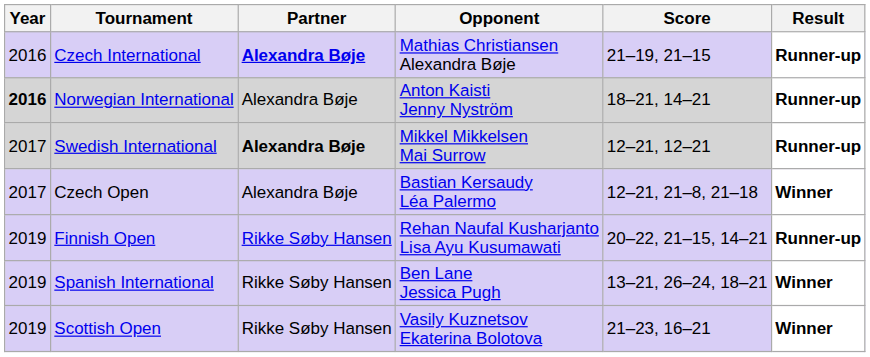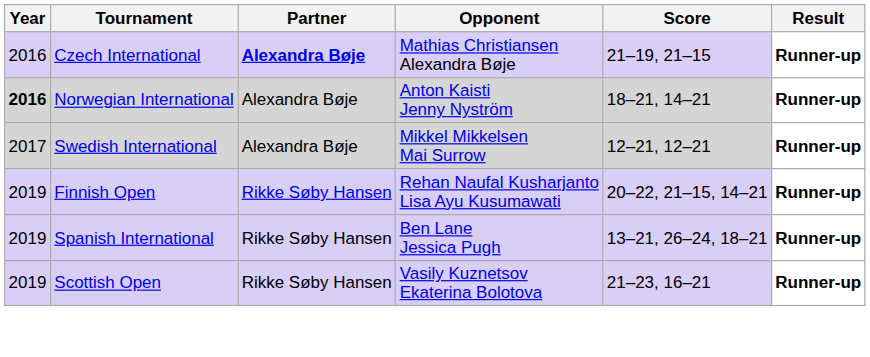(303, 146) bold -> (300, 146) normal
- row: (102, 192)
(804, 283) Winner -> (818, 238) Runner-up
(804, 329) Winner -> (818, 283) Runner-up
